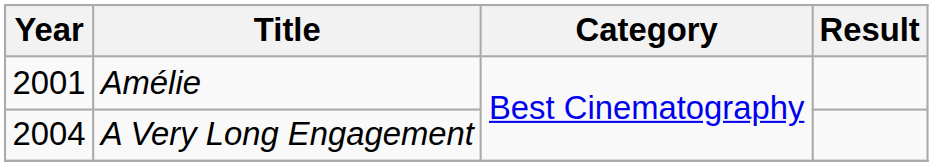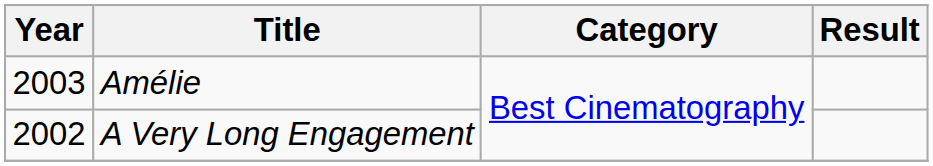(49, 82) 2001 -> (49, 82) 2003
(49, 134) 2004 -> (49, 134) 2002
